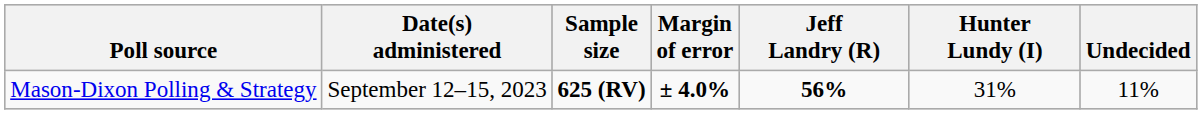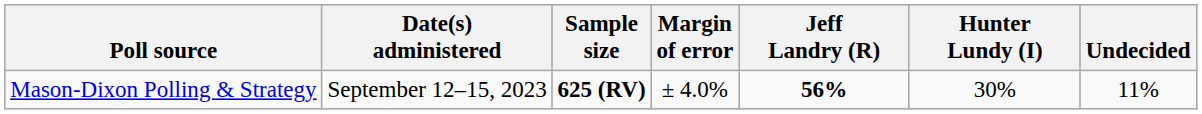(695, 89) bold -> (695, 89) normal
(995, 89) 31% -> (995, 89) 30%
